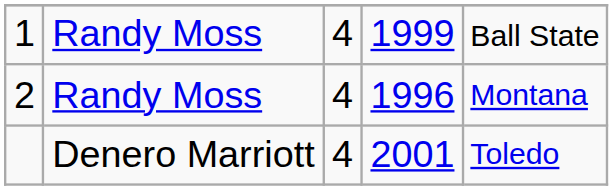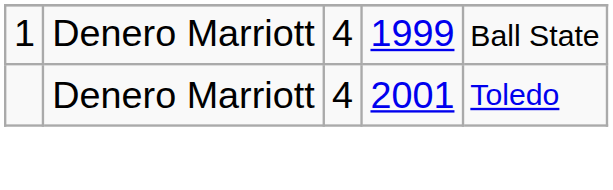(157, 34) Randy Moss -> (183, 34) Denero Marriott
- row: (24, 94)
